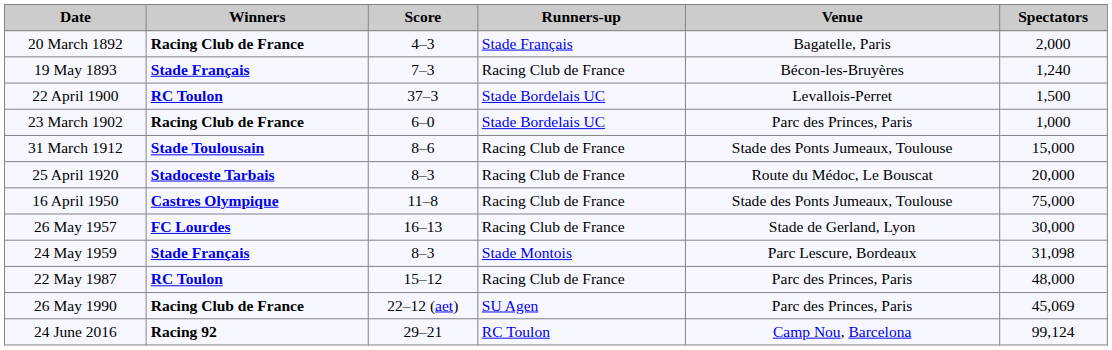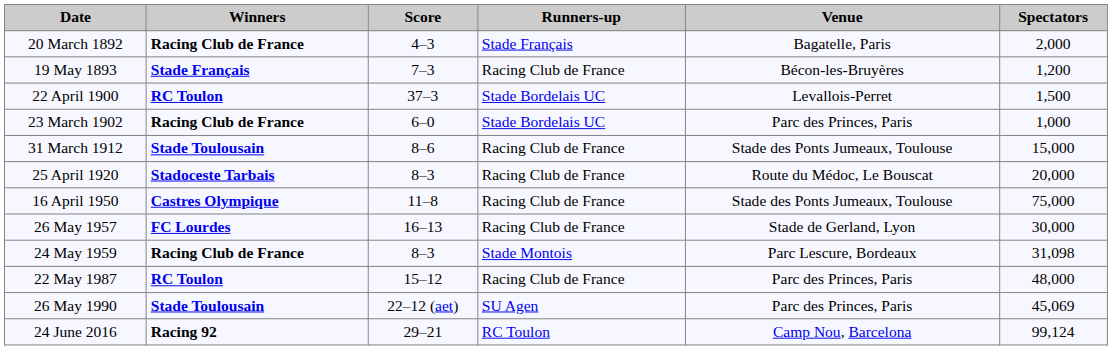(1053, 69) 1,240 -> (1053, 69) 1,200
(200, 253) Stade Français -> (227, 253) Racing Club de France
(227, 305) Racing Club de France -> (207, 305) Stade Toulousain
